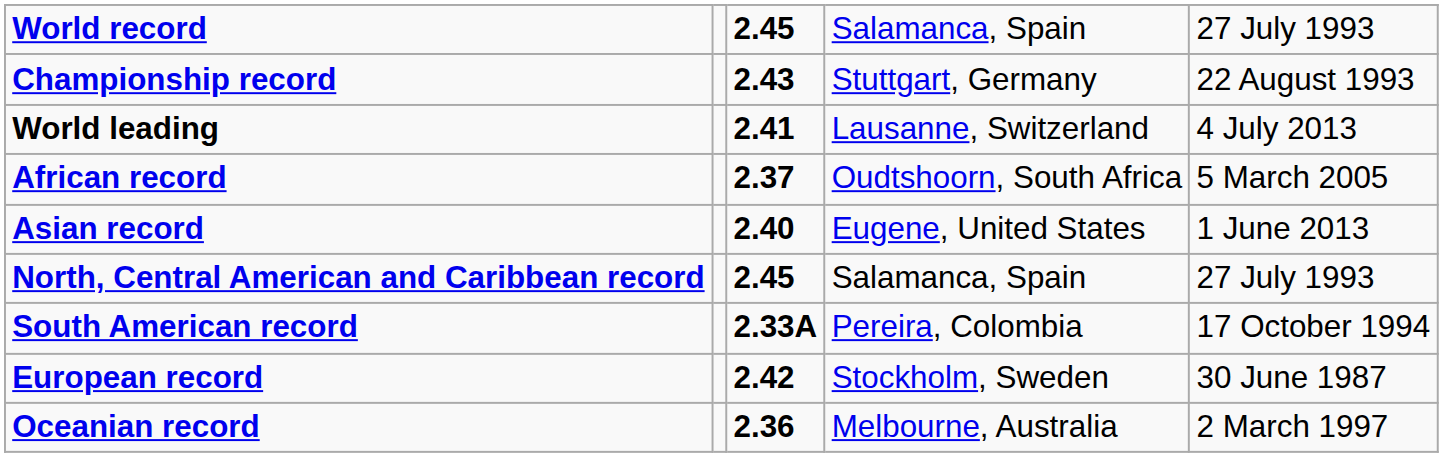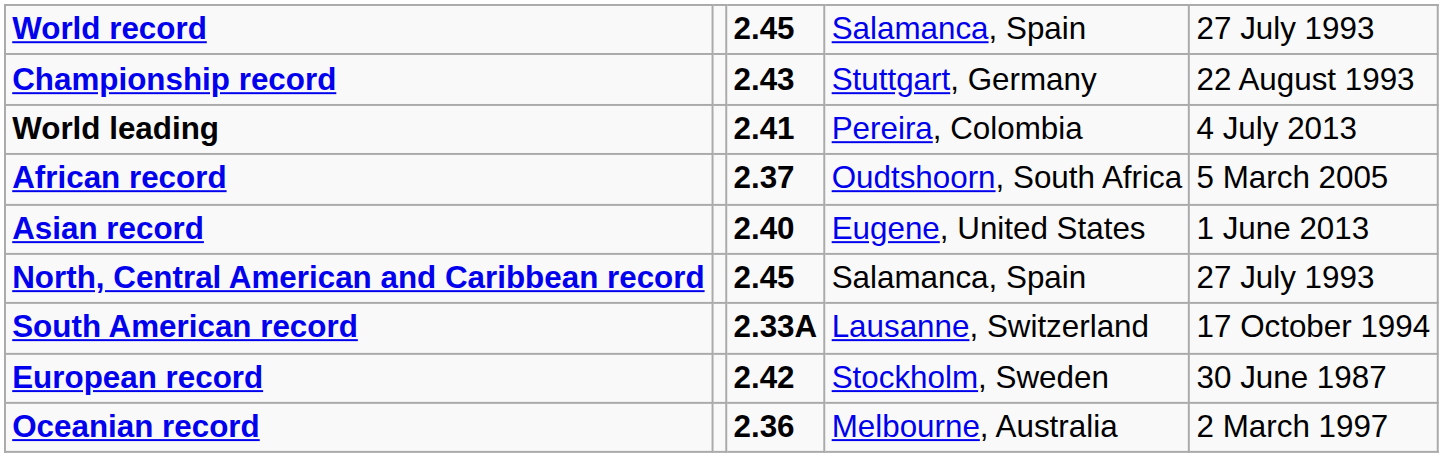(990, 128) Lausanne, Switzerland -> (957, 128) Pereira, Colombia
(957, 327) Pereira, Colombia -> (990, 327) Lausanne, Switzerland
